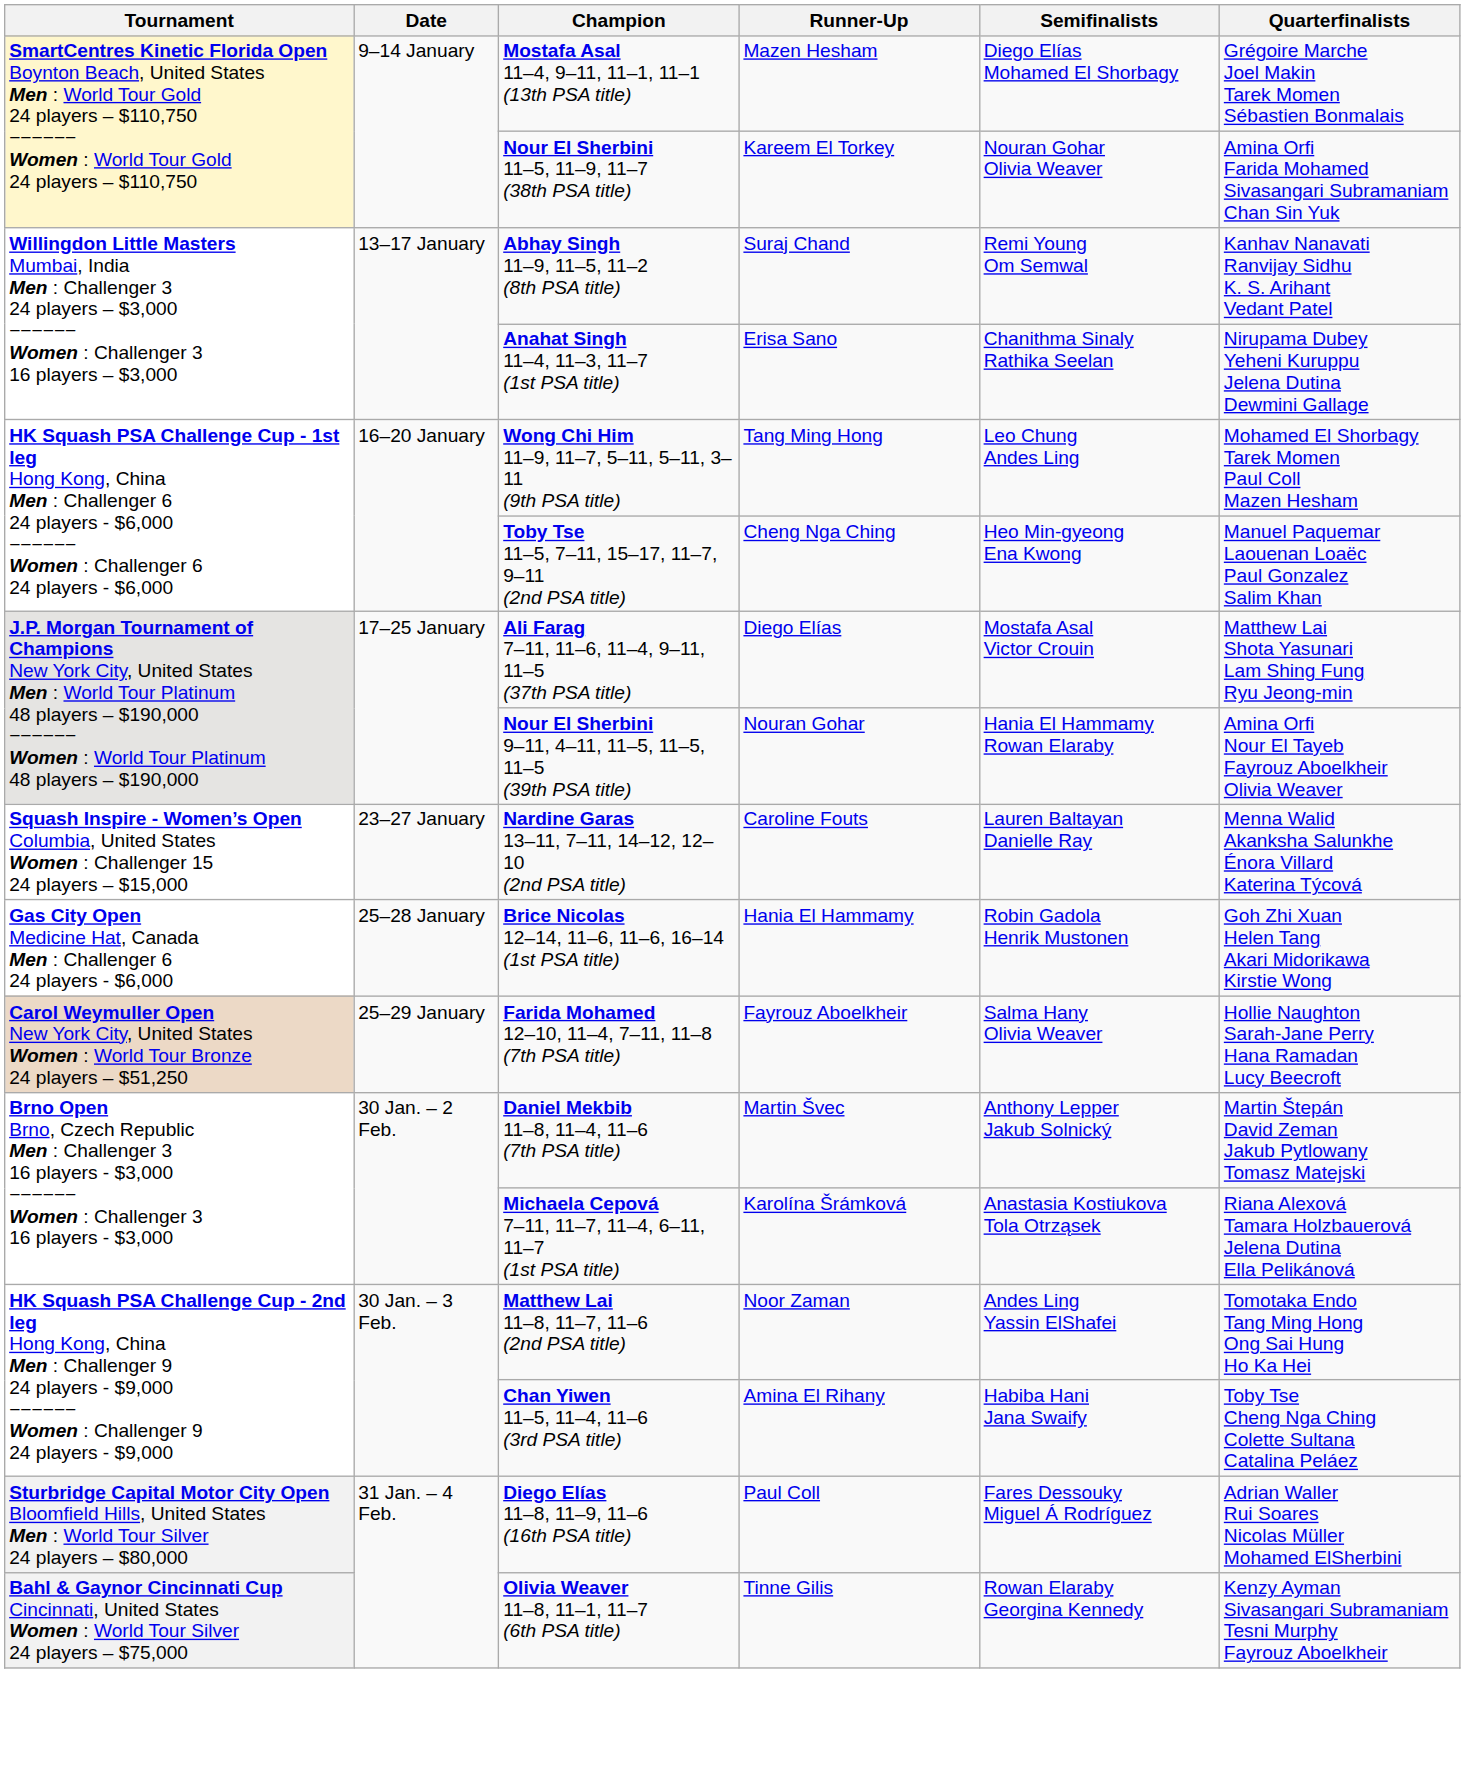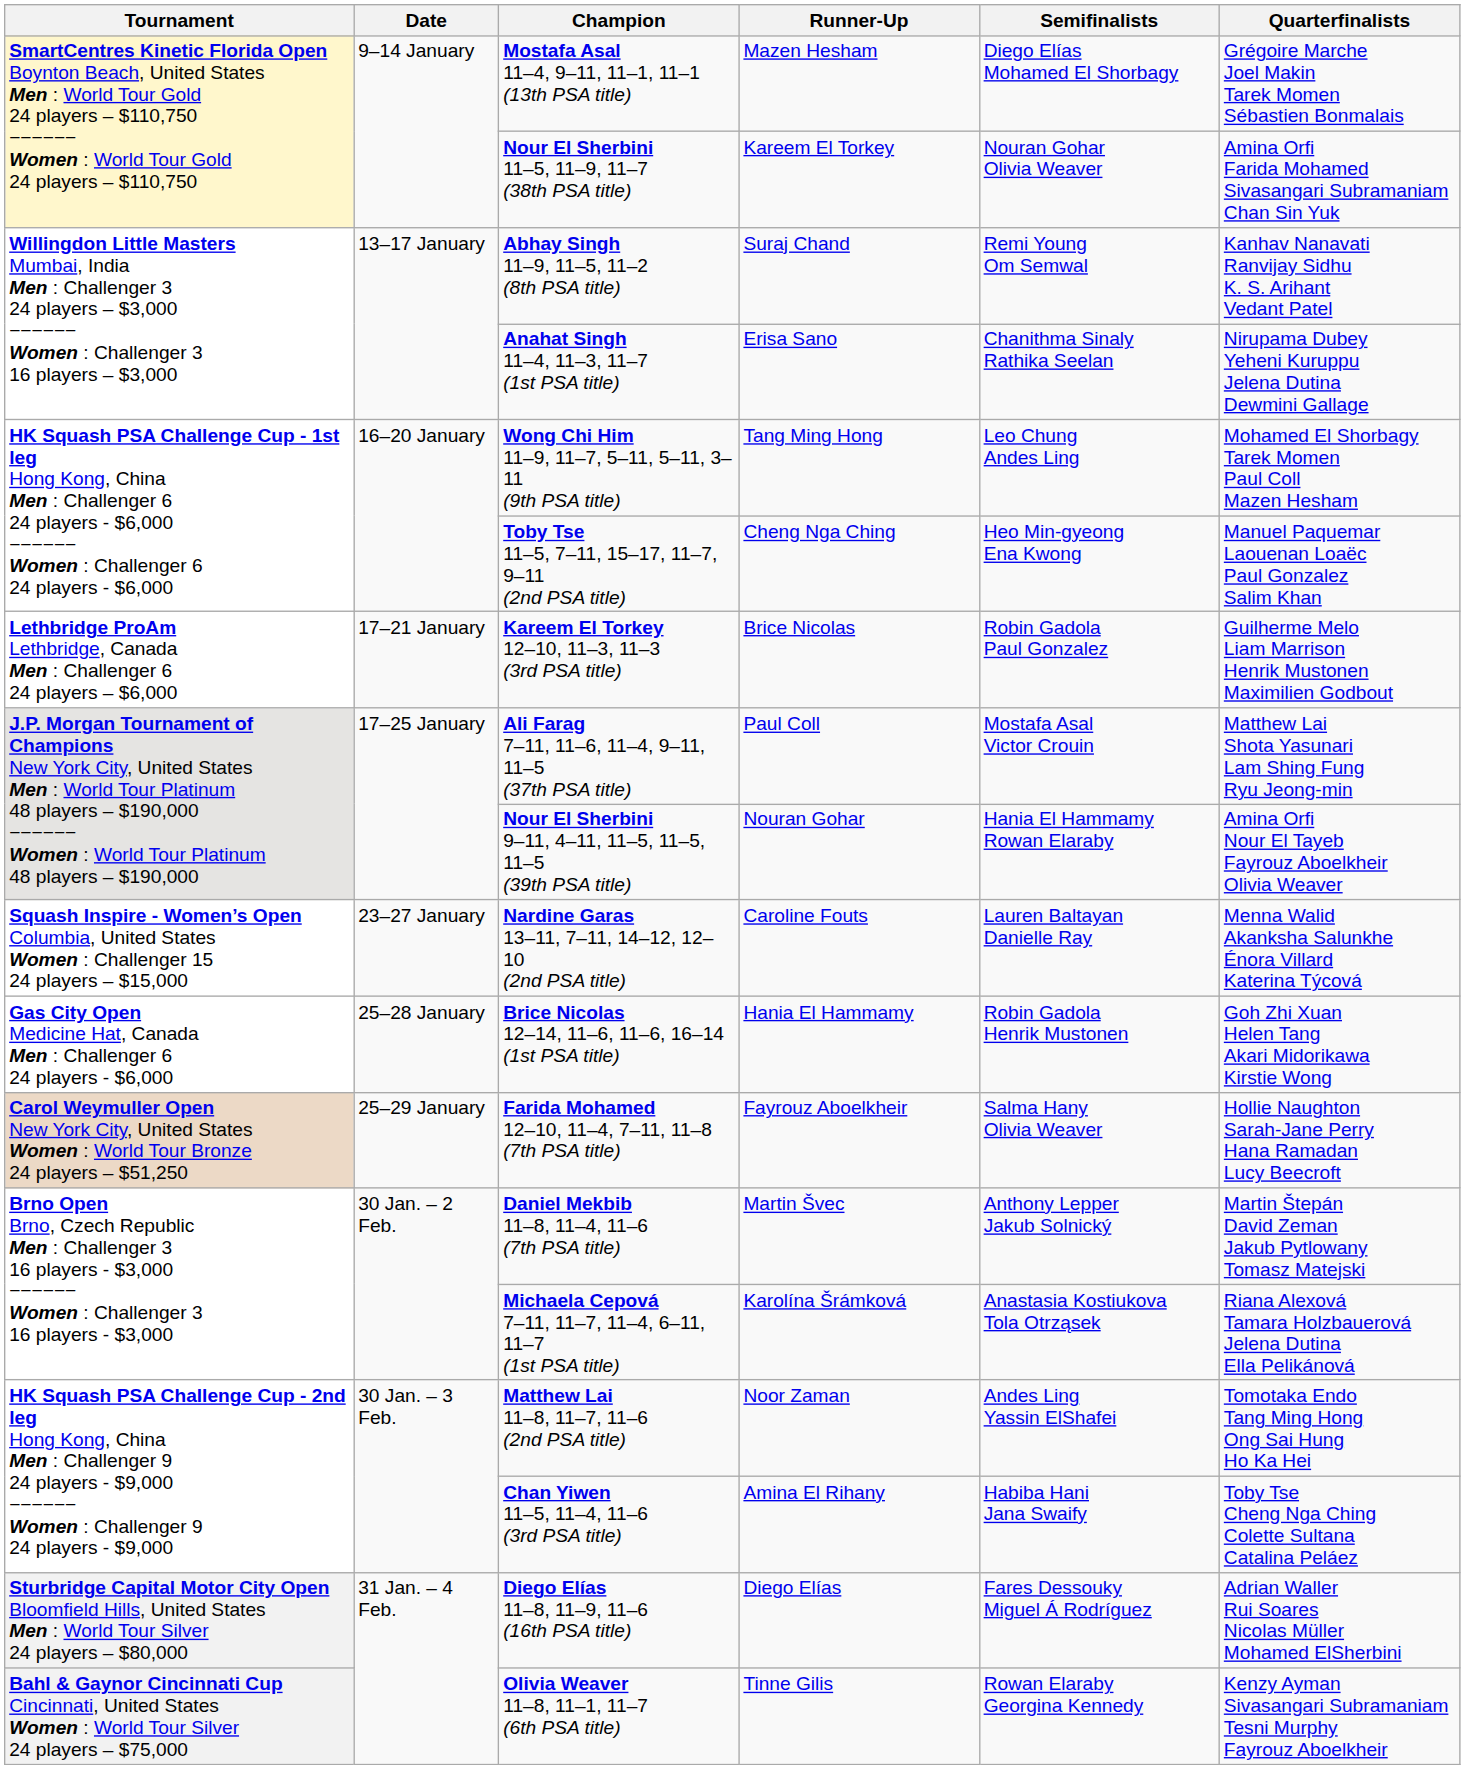+ row: (583, 649)
(792, 627) Diego Elías -> (782, 723) Paul Coll
(782, 1492) Paul Coll -> (792, 1588) Diego Elías
